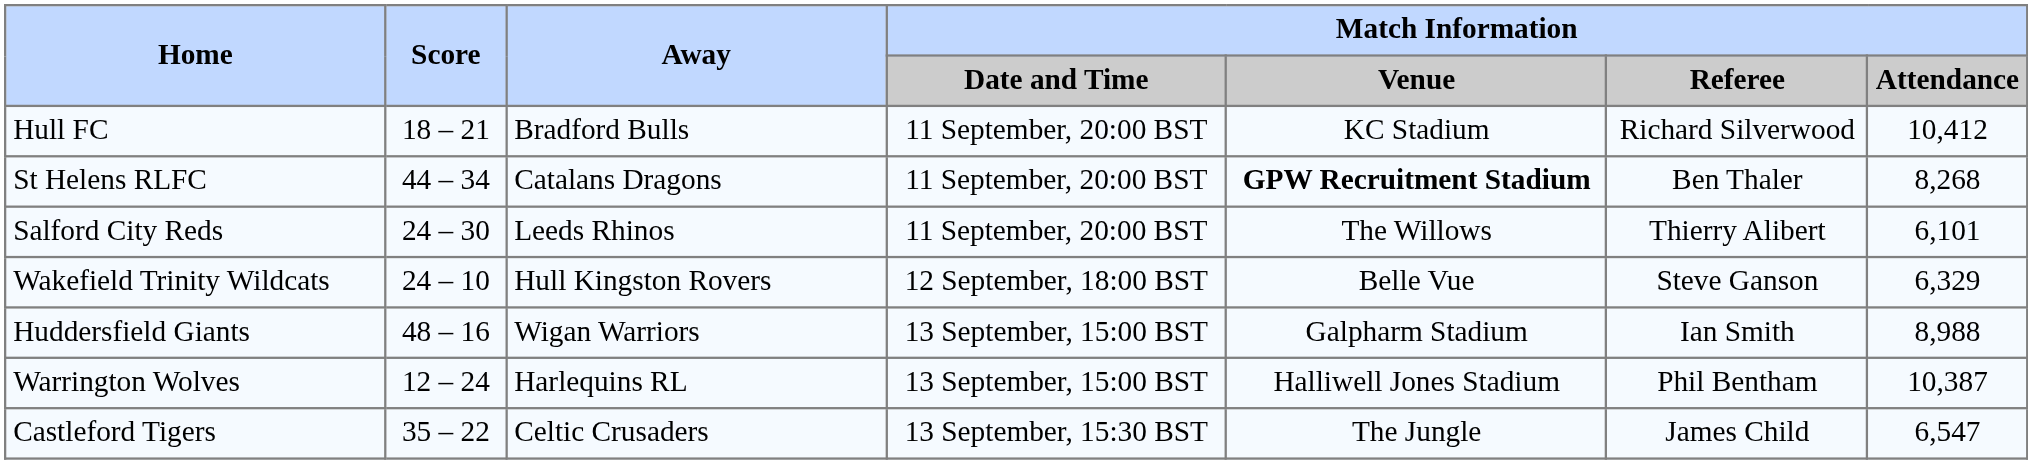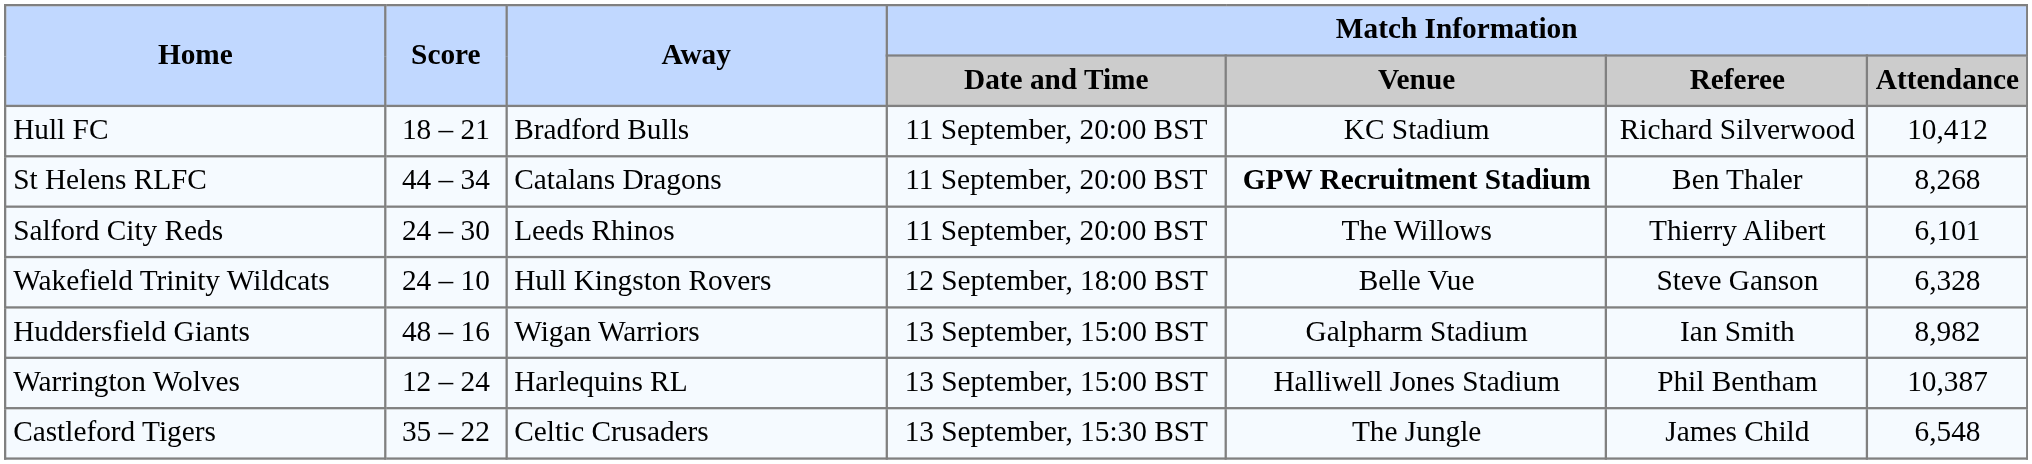(1948, 281) 6,329 -> (1948, 281) 6,328
(1948, 331) 8,988 -> (1948, 331) 8,982
(1948, 432) 6,547 -> (1948, 432) 6,548
